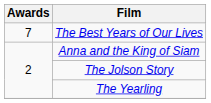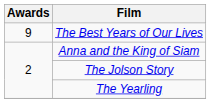(28, 32) 7 -> (28, 32) 9
